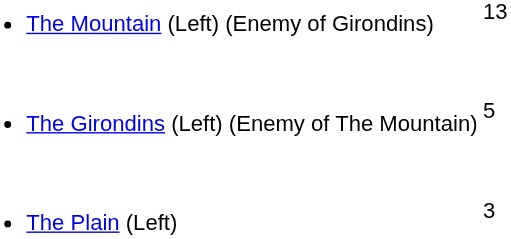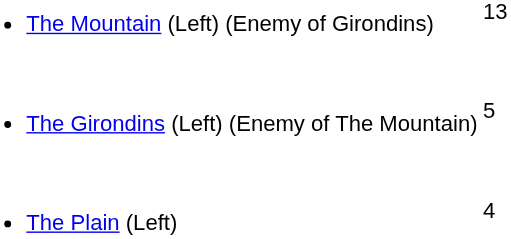(495, 211) 3 -> (495, 211) 4
